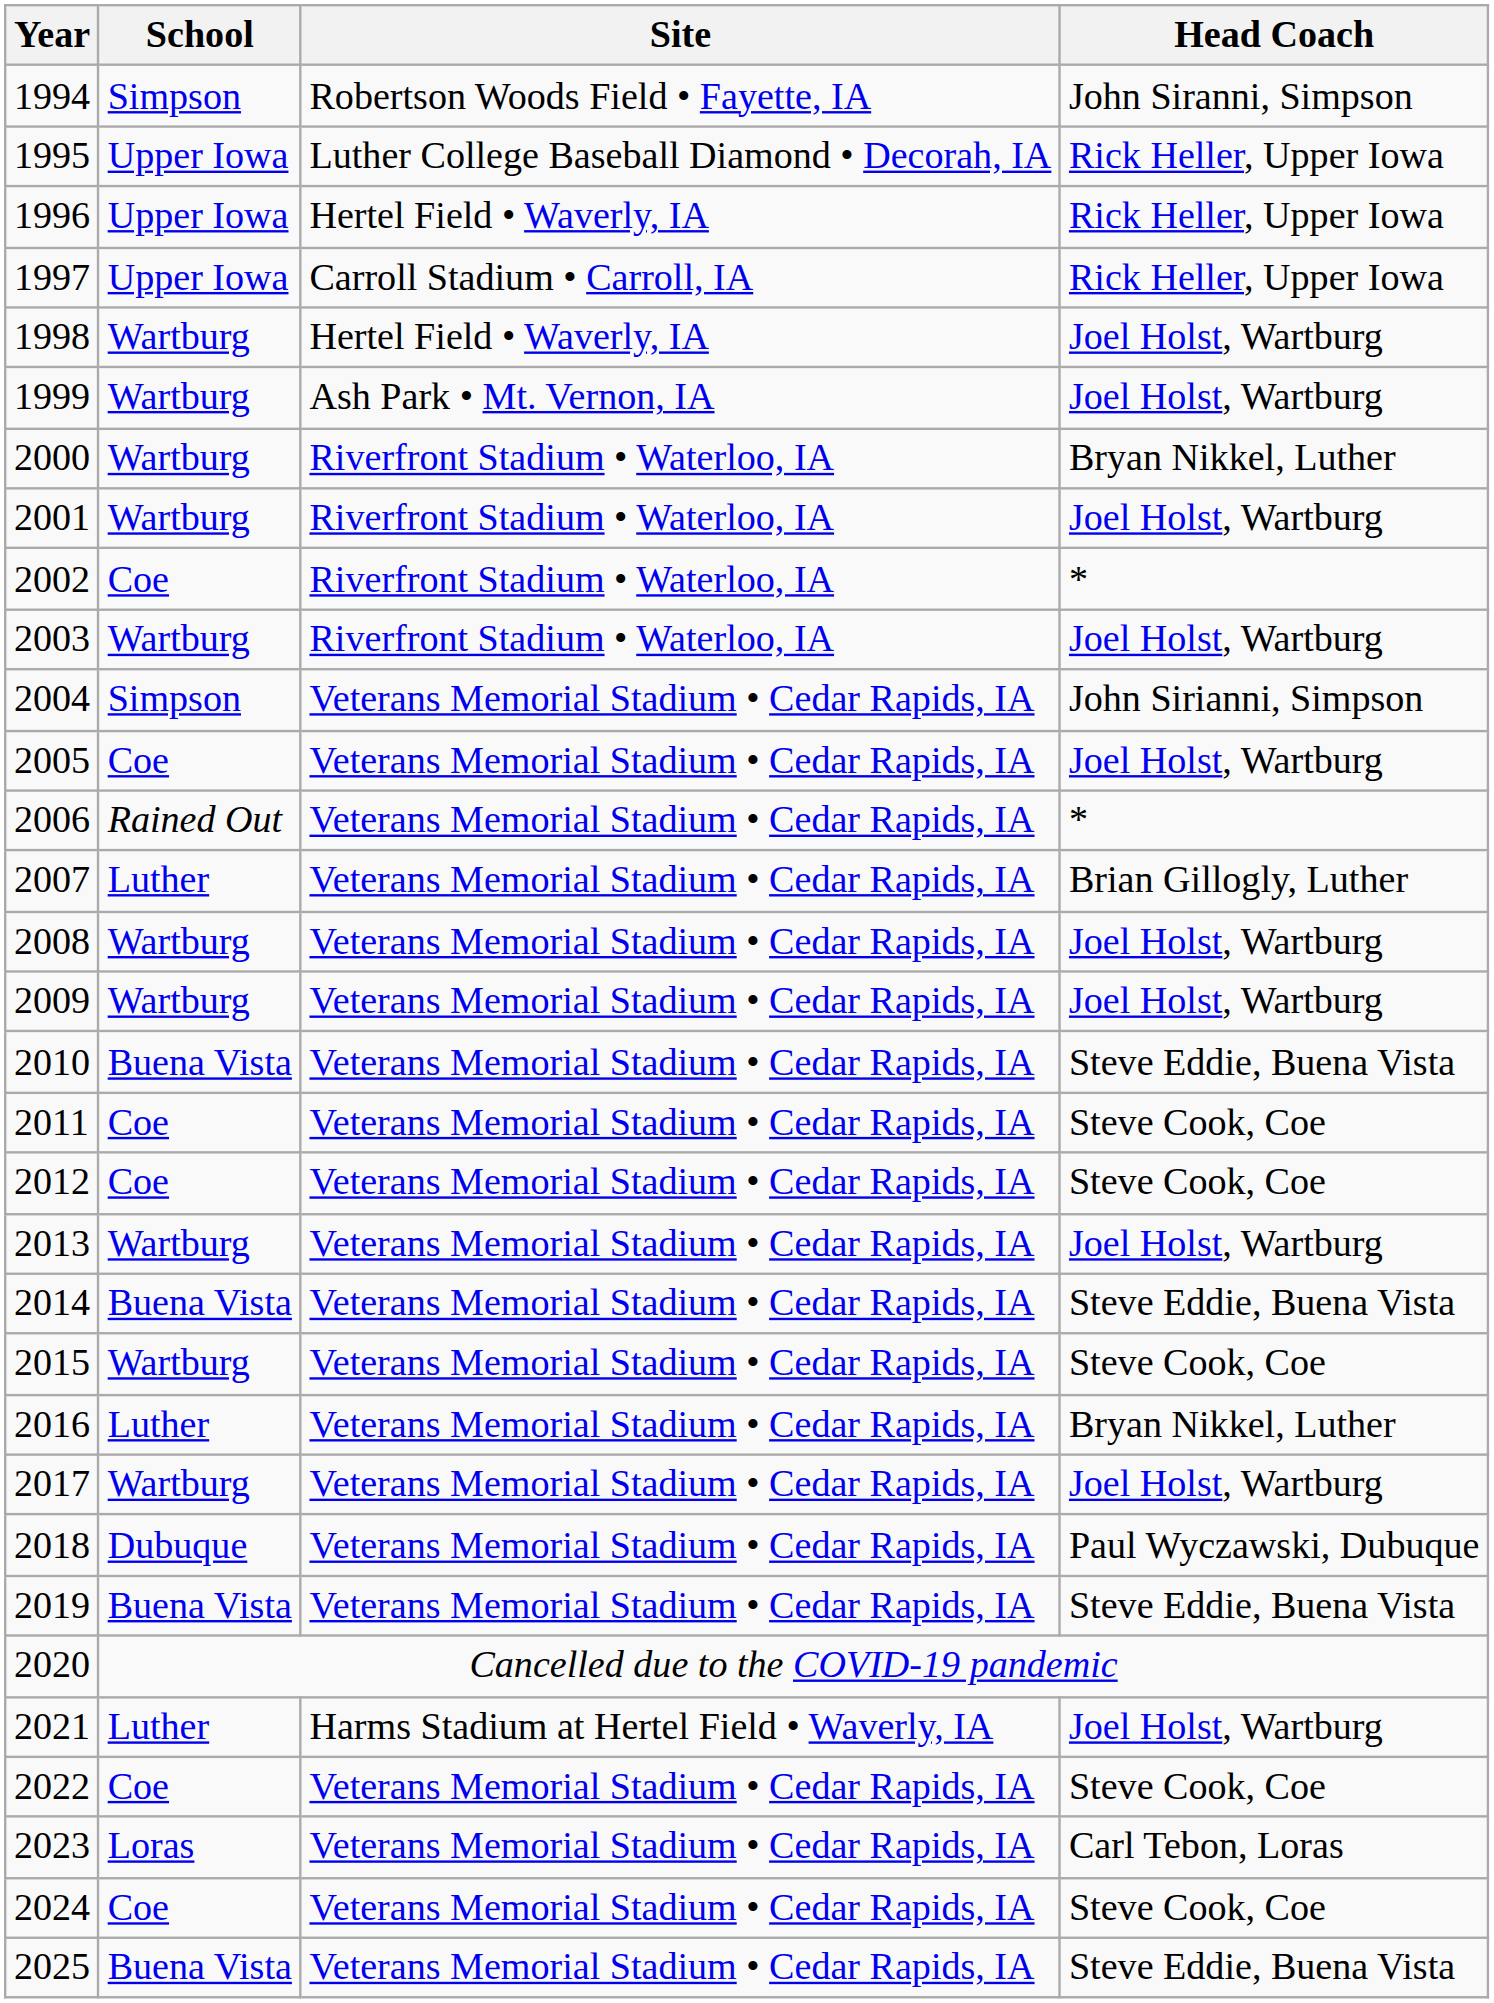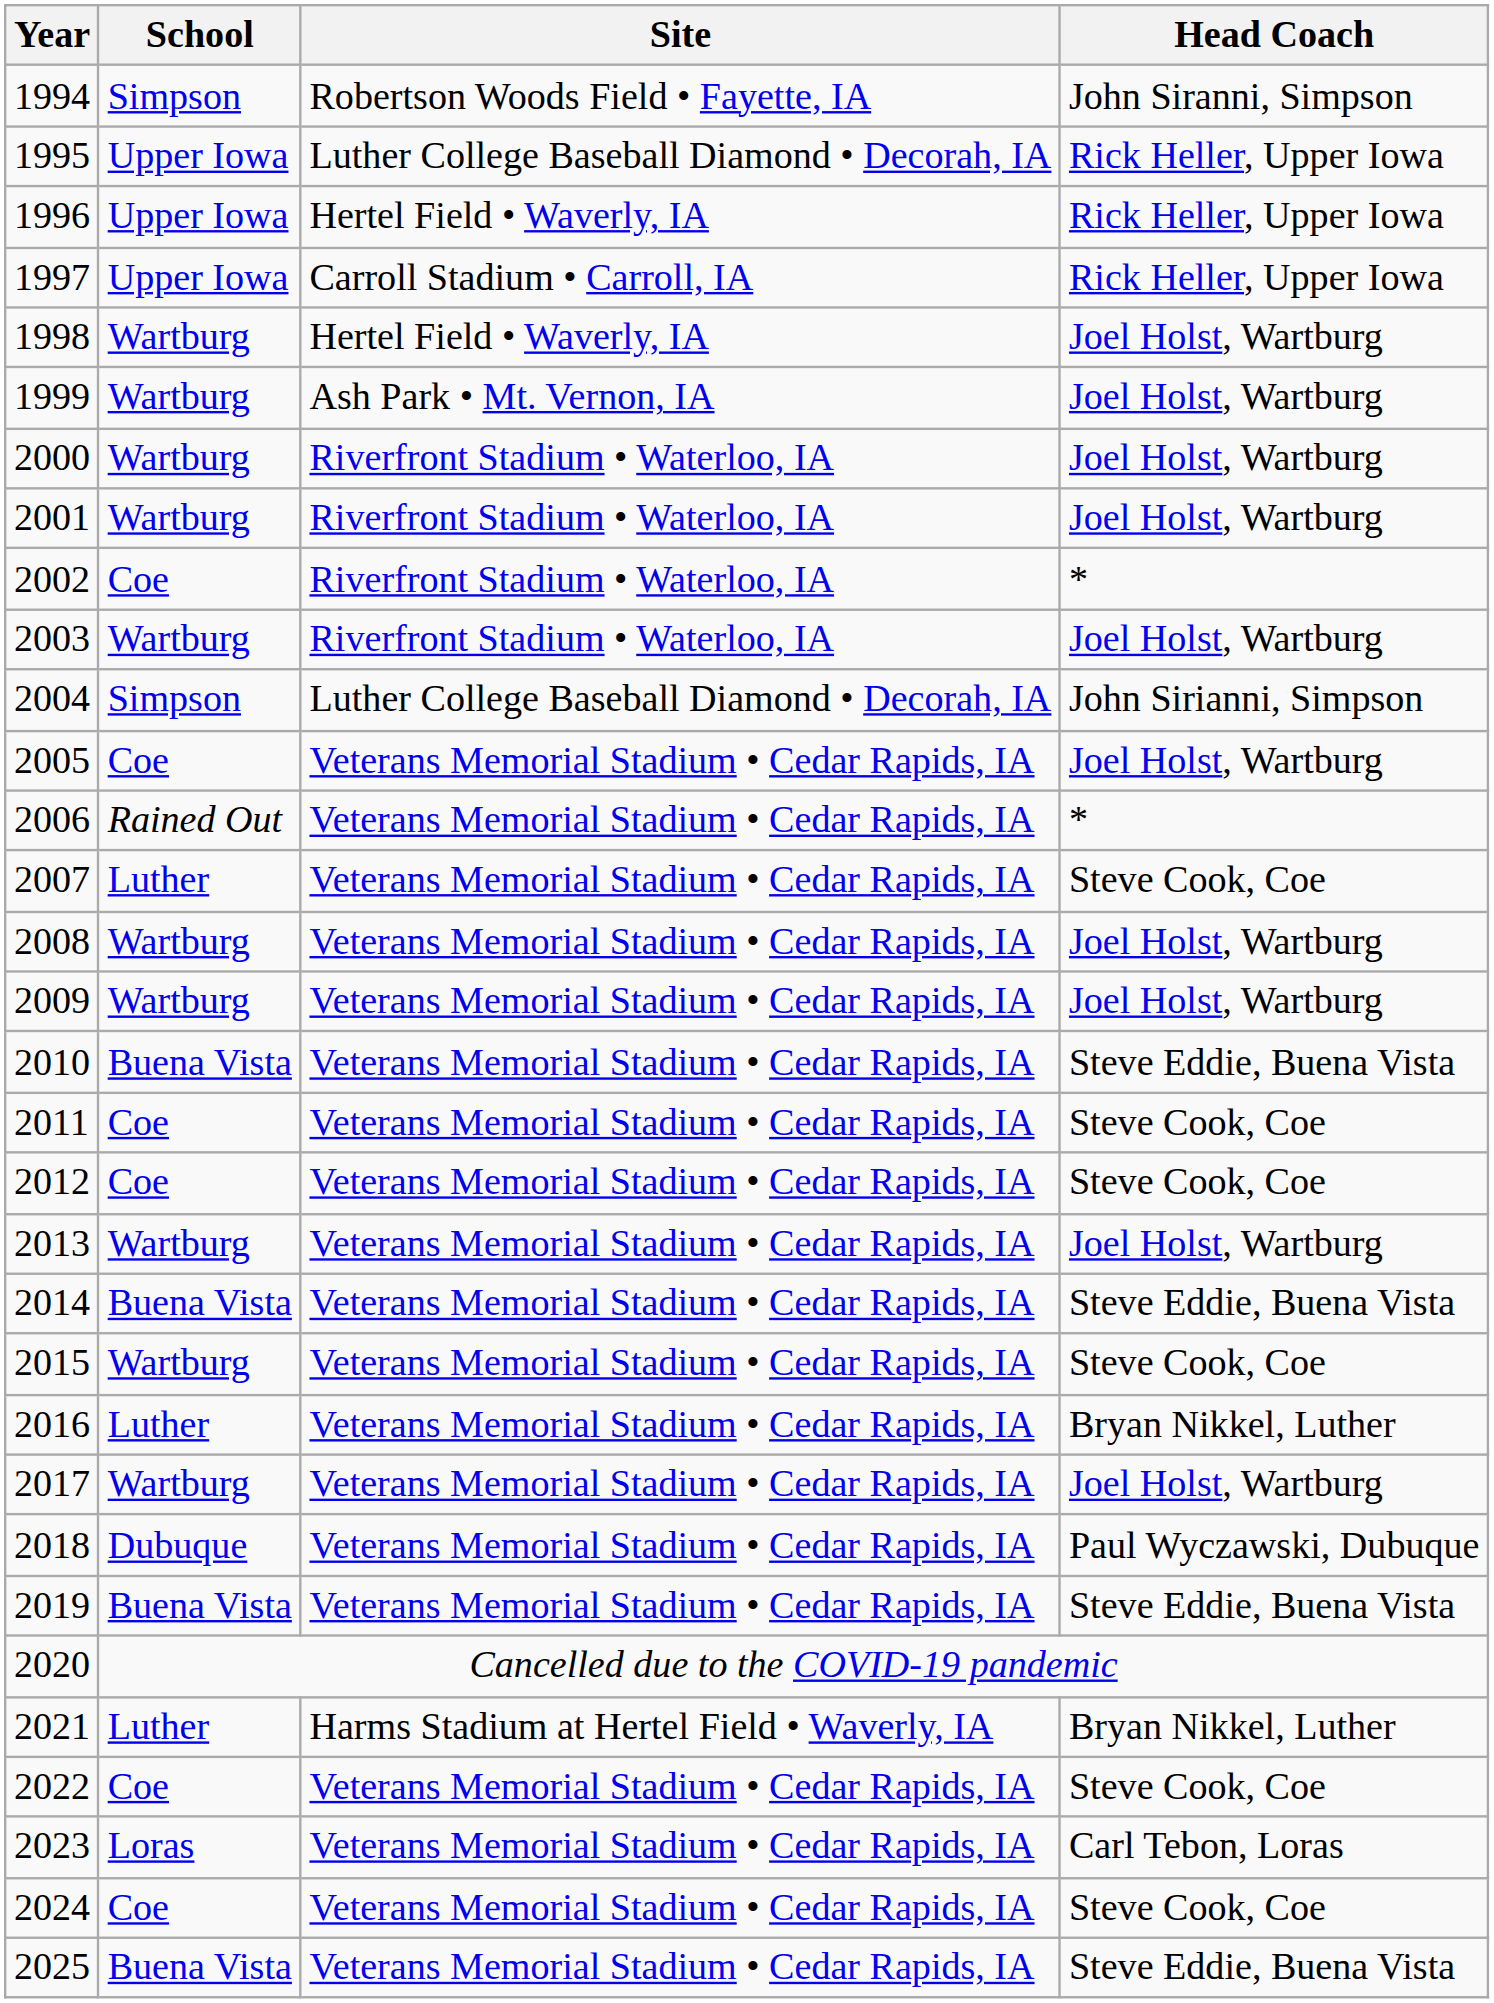(1232, 457) Bryan Nikkel, Luther -> (1226, 457) Joel Holst, Wartburg
(672, 699) Veterans Memorial Stadium • Cedar Rapids, IA -> (680, 699) Luther College Baseball Diamond • Decorah, IA
(1239, 880) Brian Gillogly, Luther -> (1197, 880) Steve Cook, Coe
(1226, 1725) Joel Holst, Wartburg -> (1232, 1725) Bryan Nikkel, Luther
